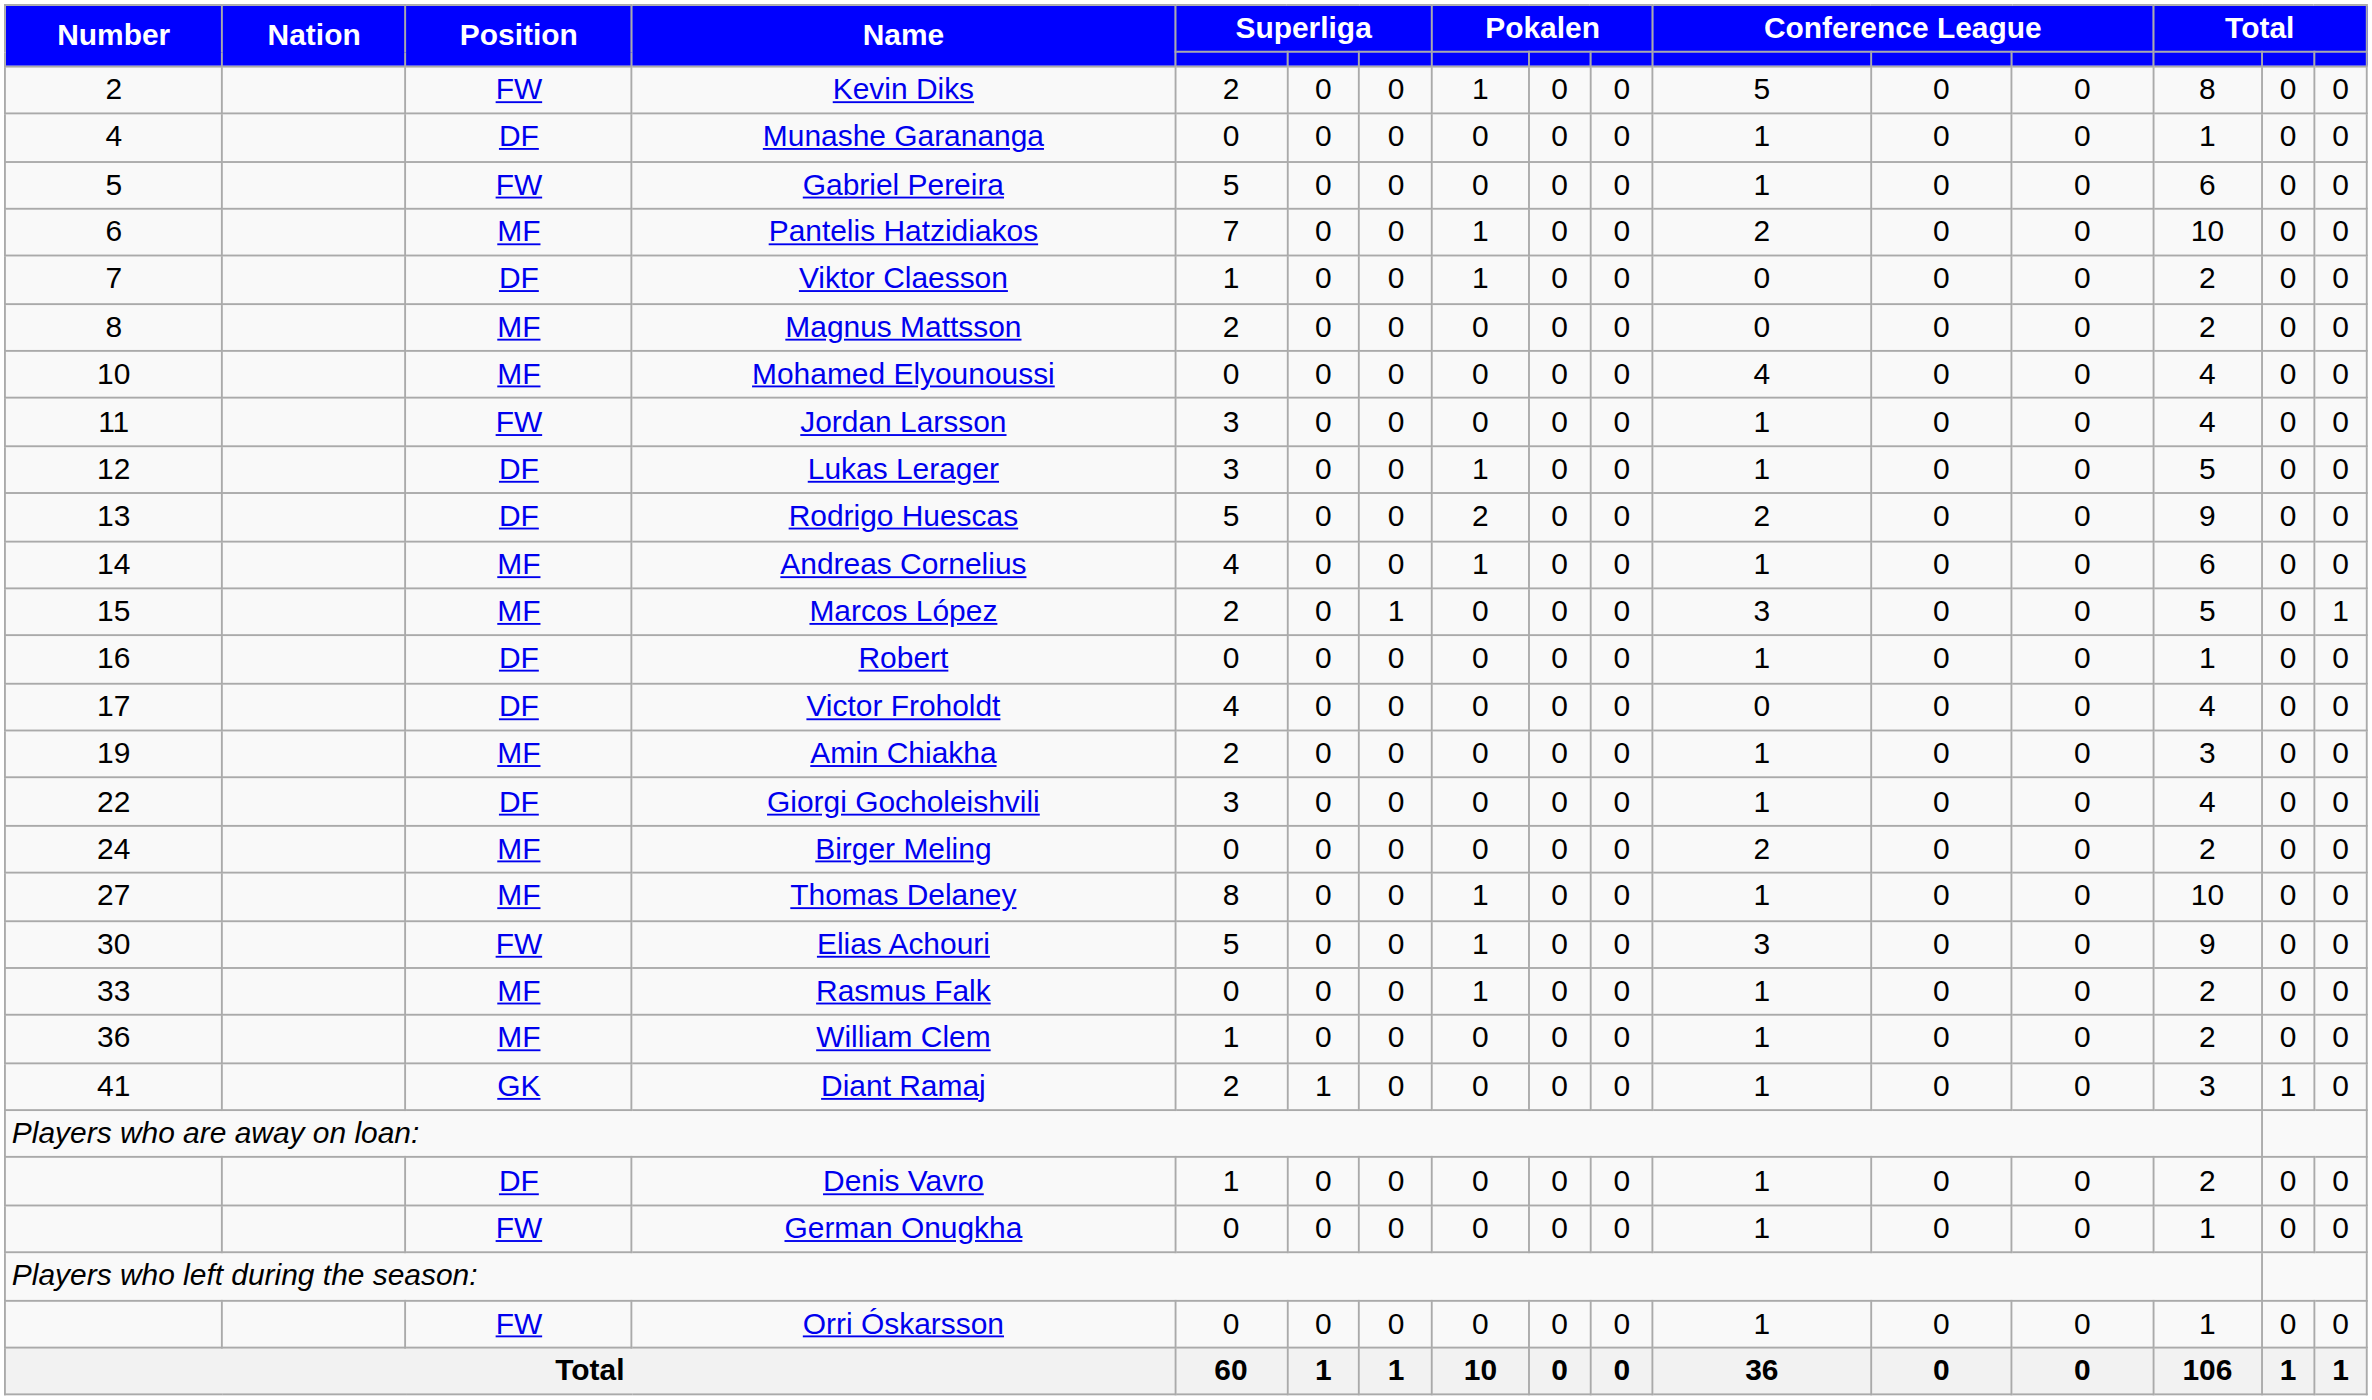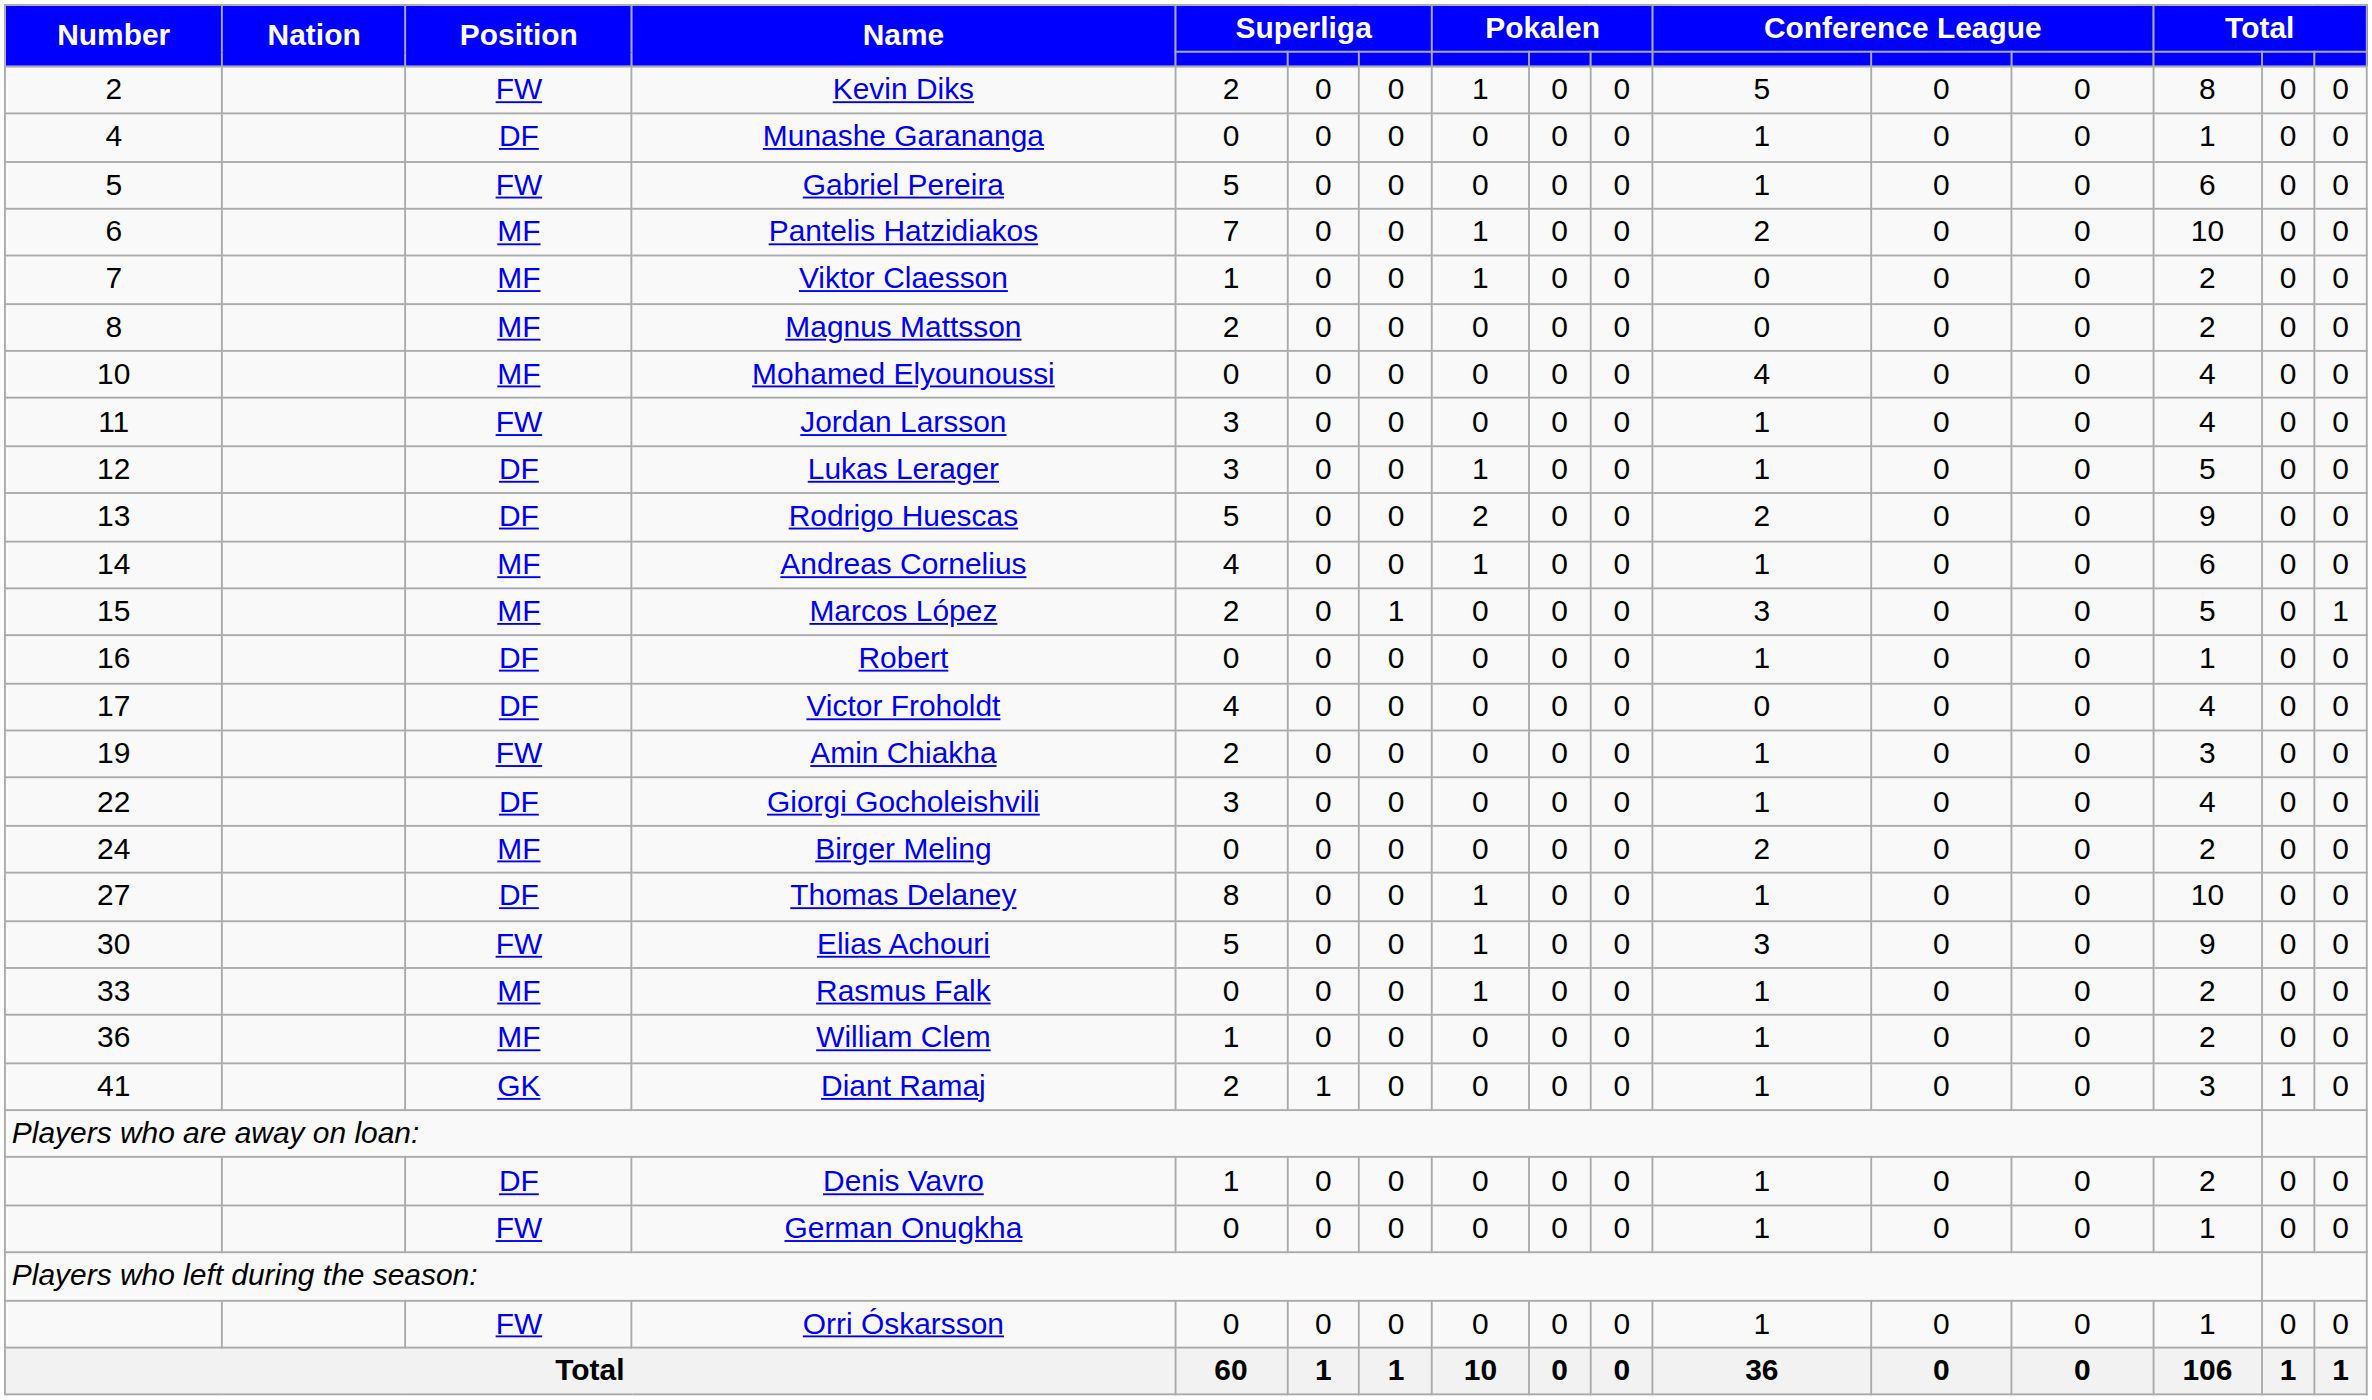(519, 279) DF -> (519, 279) MF
(519, 753) MF -> (519, 753) FW
(519, 896) MF -> (519, 896) DF
